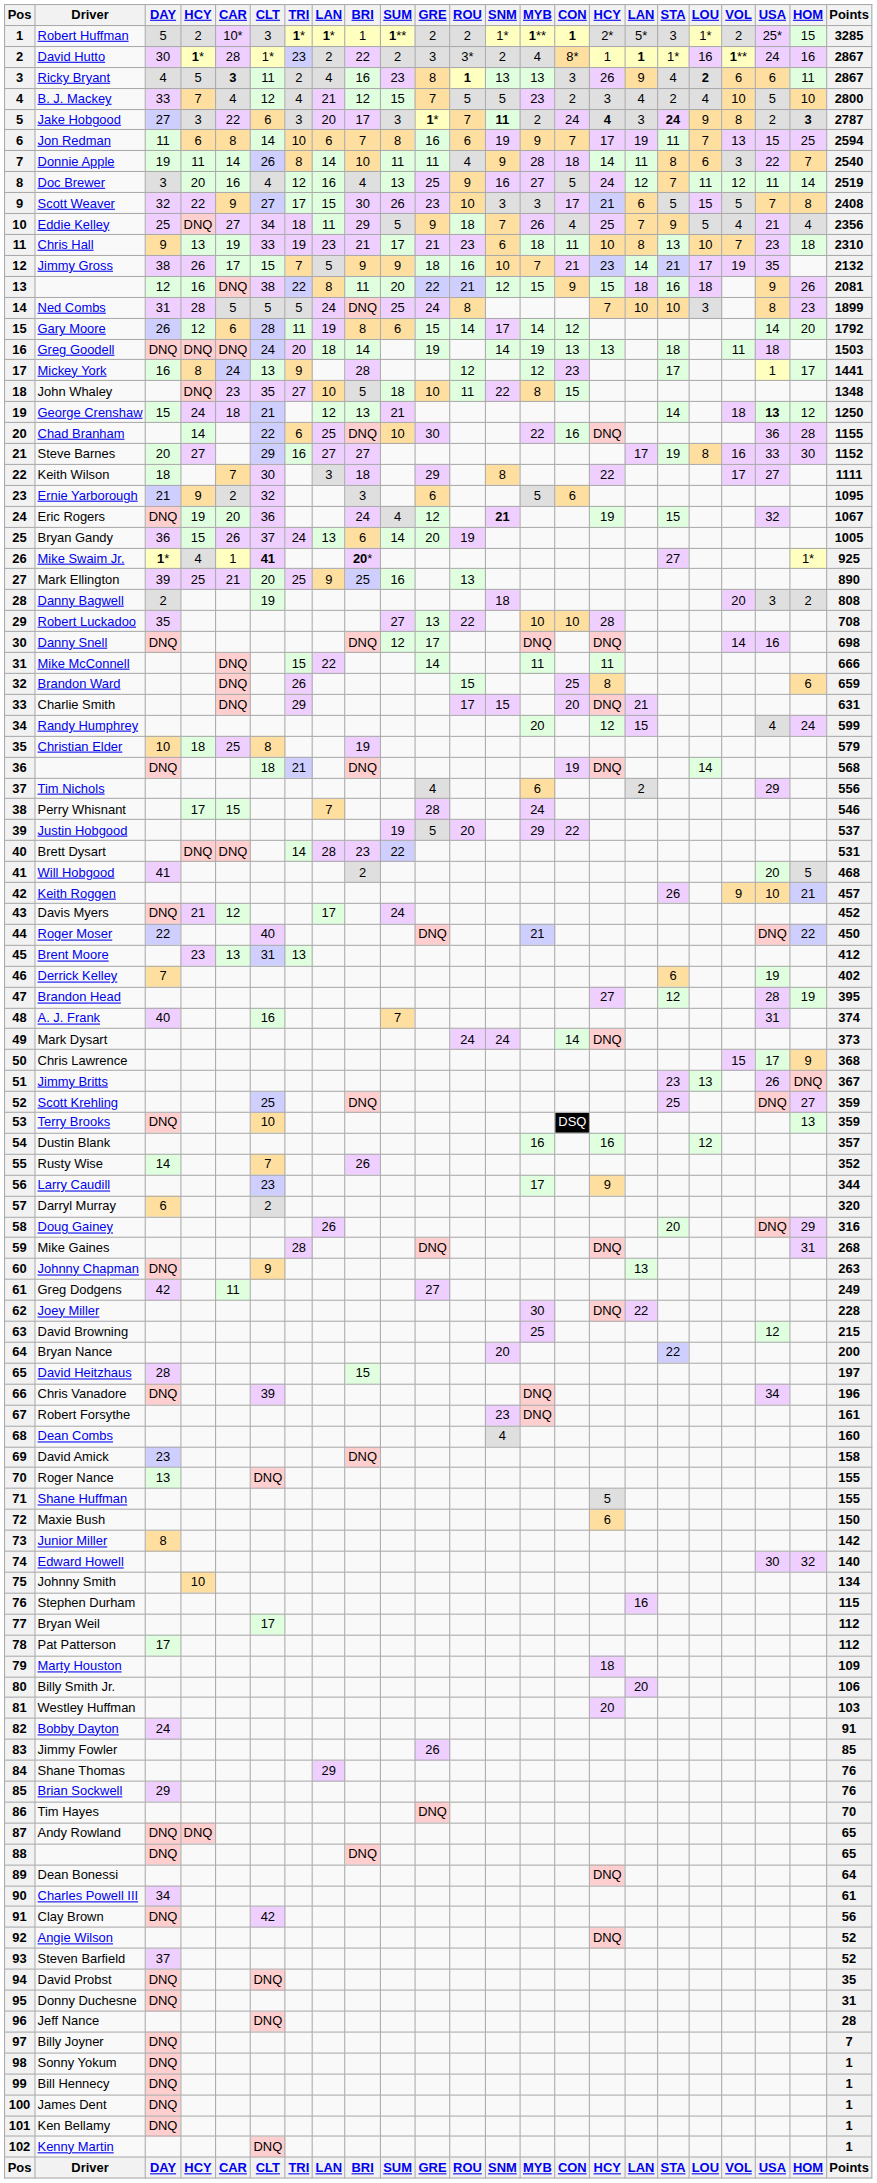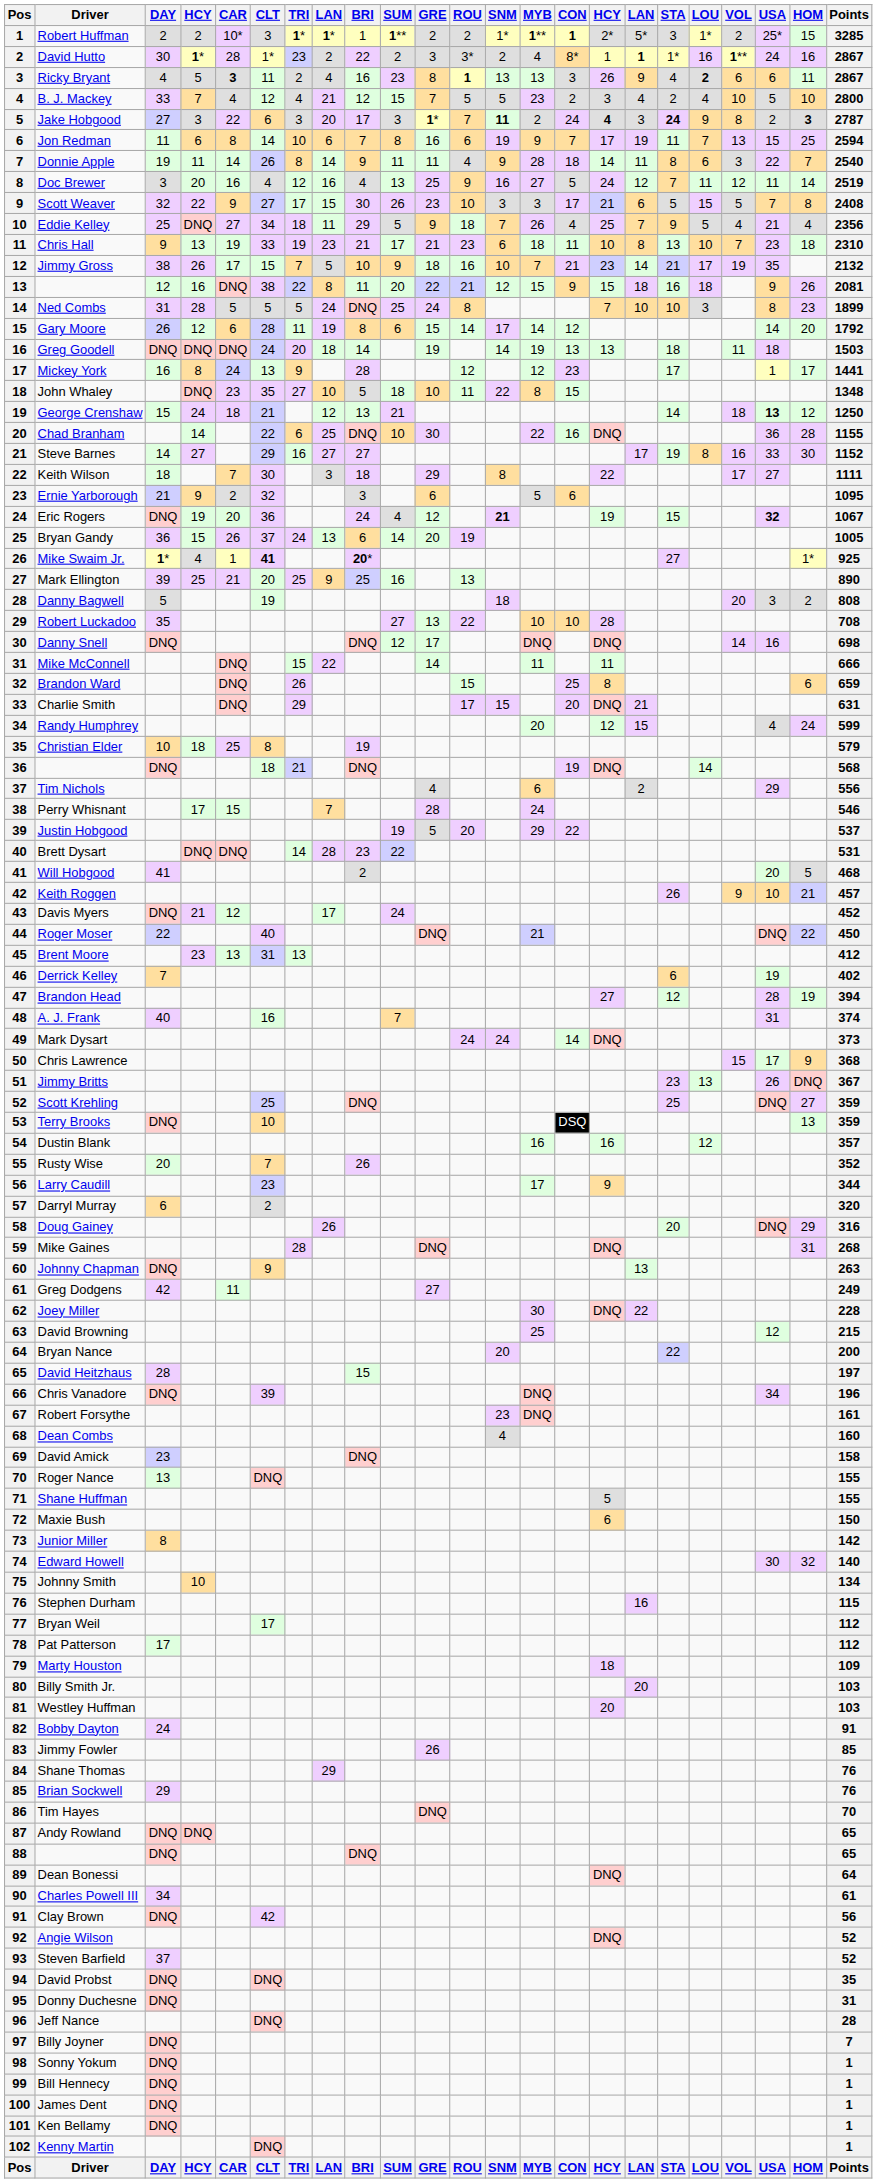(163, 36) 5 -> (163, 36) 2
(363, 162) 10 -> (363, 162) 9
(363, 266) 9 -> (363, 266) 10
(163, 454) 20 -> (163, 454) 14
(772, 517) normal -> (772, 517) bold
(163, 601) 2 -> (163, 601) 5
(849, 998) 395 -> (849, 998) 394
(163, 1165) 14 -> (163, 1165) 20
(849, 1687) 106 -> (849, 1687) 103
